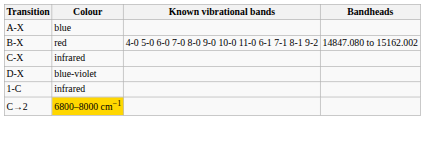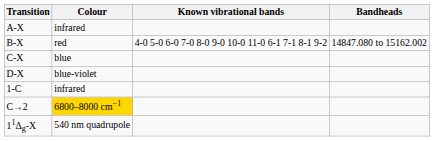(63, 27) blue -> (70, 27) infrared
(70, 58) infrared -> (63, 58) blue
+ row: (21, 125)
